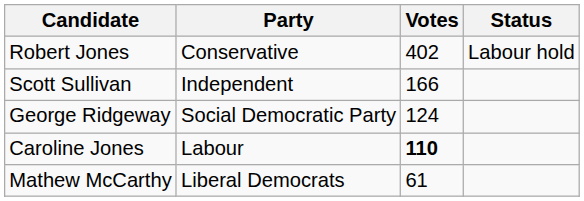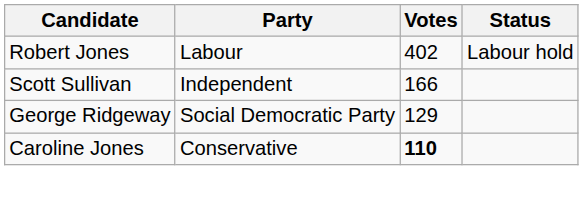(240, 52) Conservative -> (211, 52) Labour
(422, 116) 124 -> (421, 116) 129
(212, 148) Labour -> (239, 148) Conservative
- row: (90, 180)
